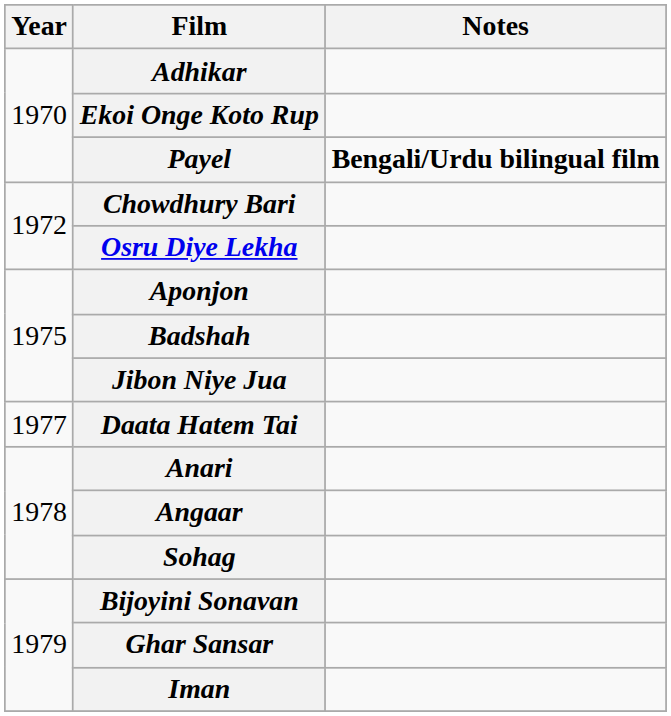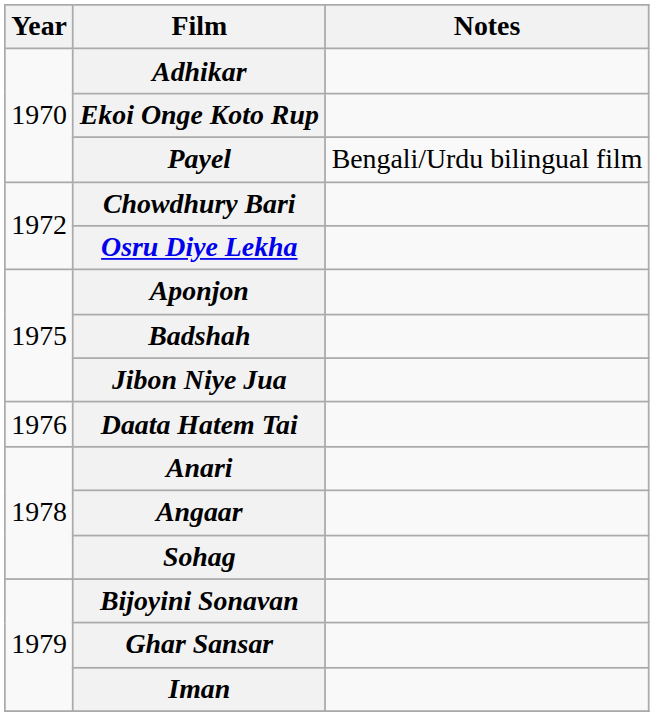(496, 159) bold -> (487, 159) normal
(39, 423) 1977 -> (39, 423) 1976
